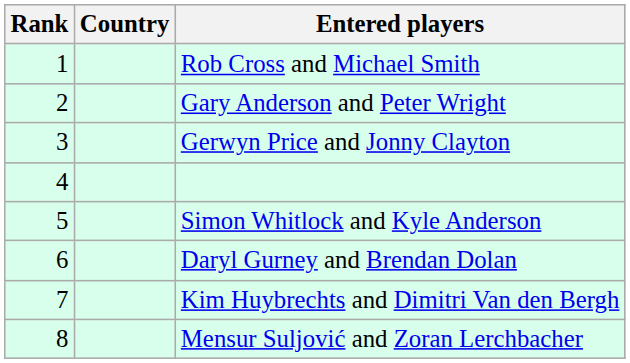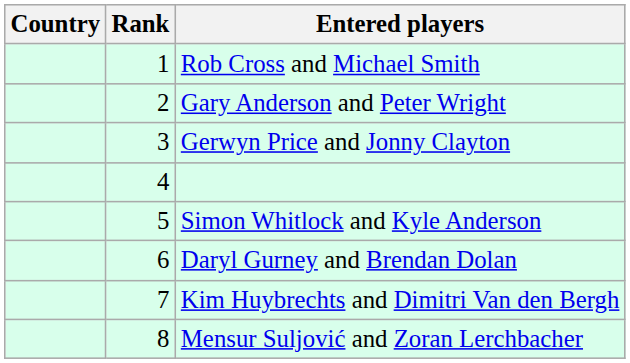columns swapped: (39, 24) <-> (125, 24)
